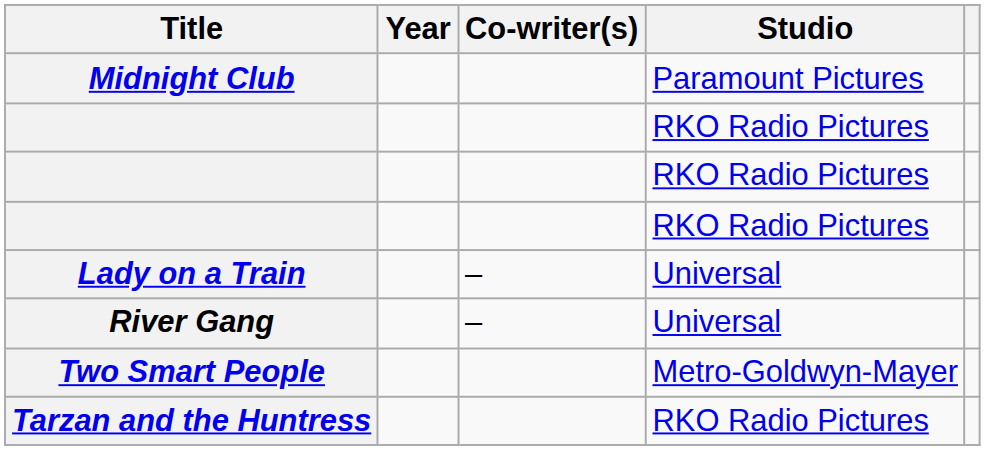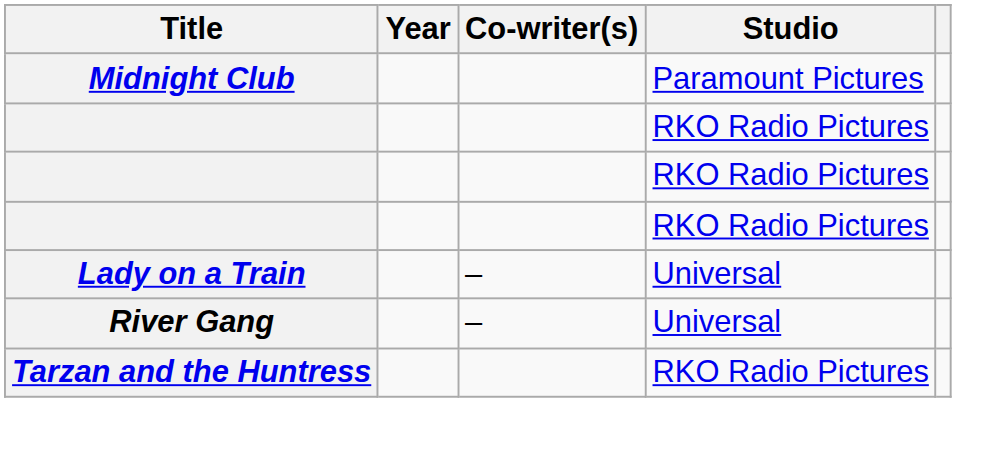- row: (192, 371)
